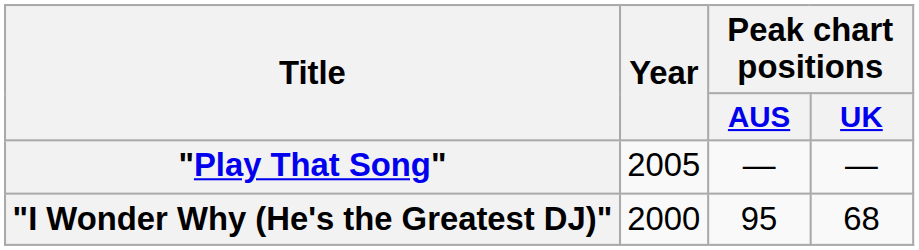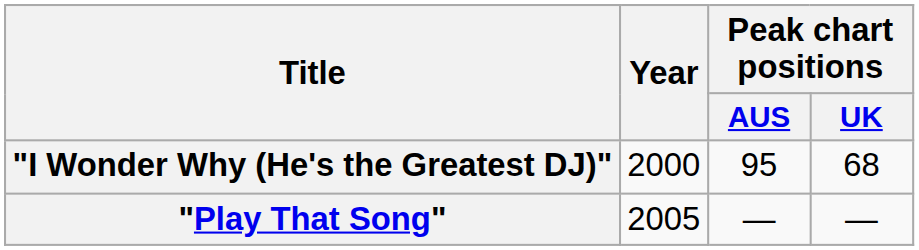rows swapped: (312, 218) <-> (312, 166)
